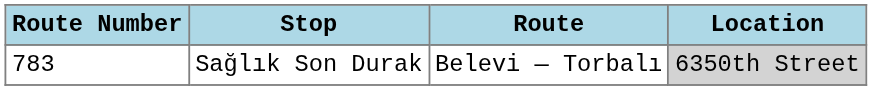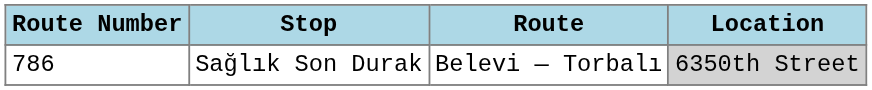(33, 65) 783 -> (33, 65) 786
